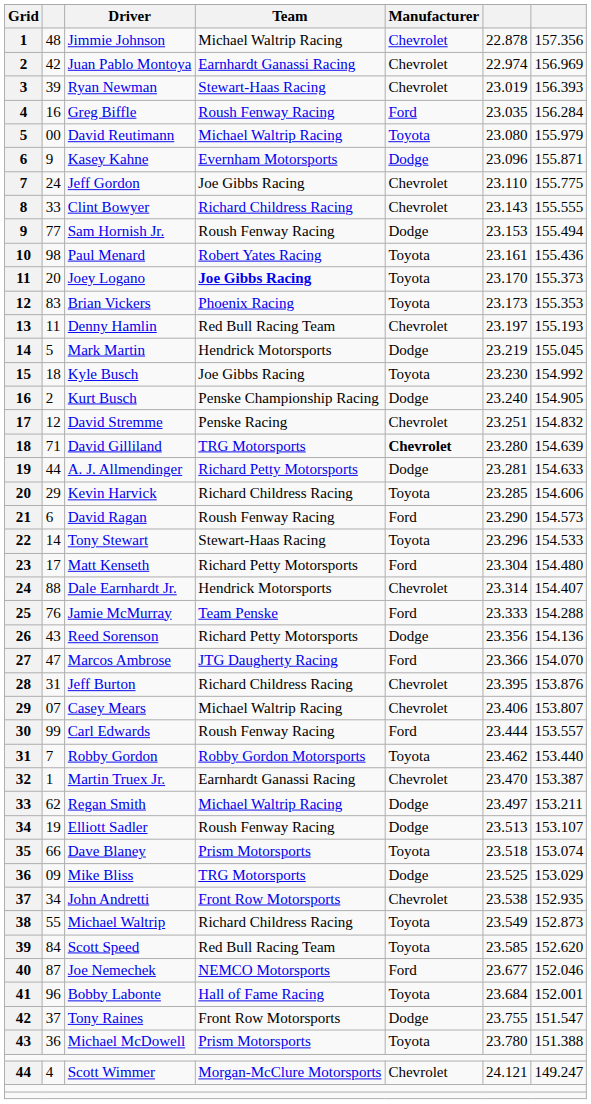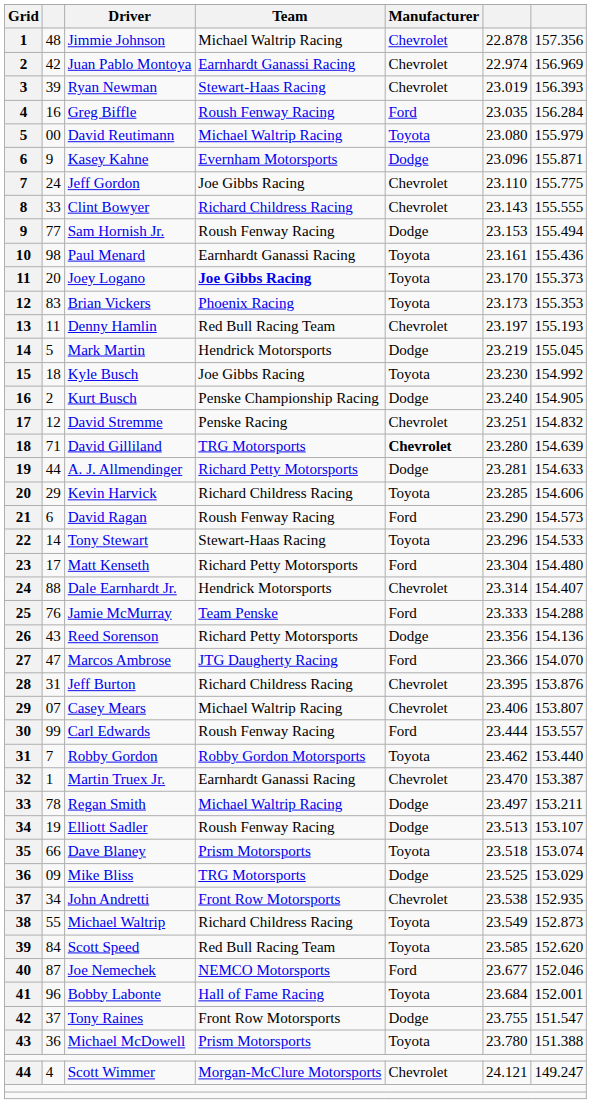(260, 254) Robert Yates Racing -> (277, 254) Earnhardt Ganassi Racing
(53, 803) 62 -> (53, 803) 78
